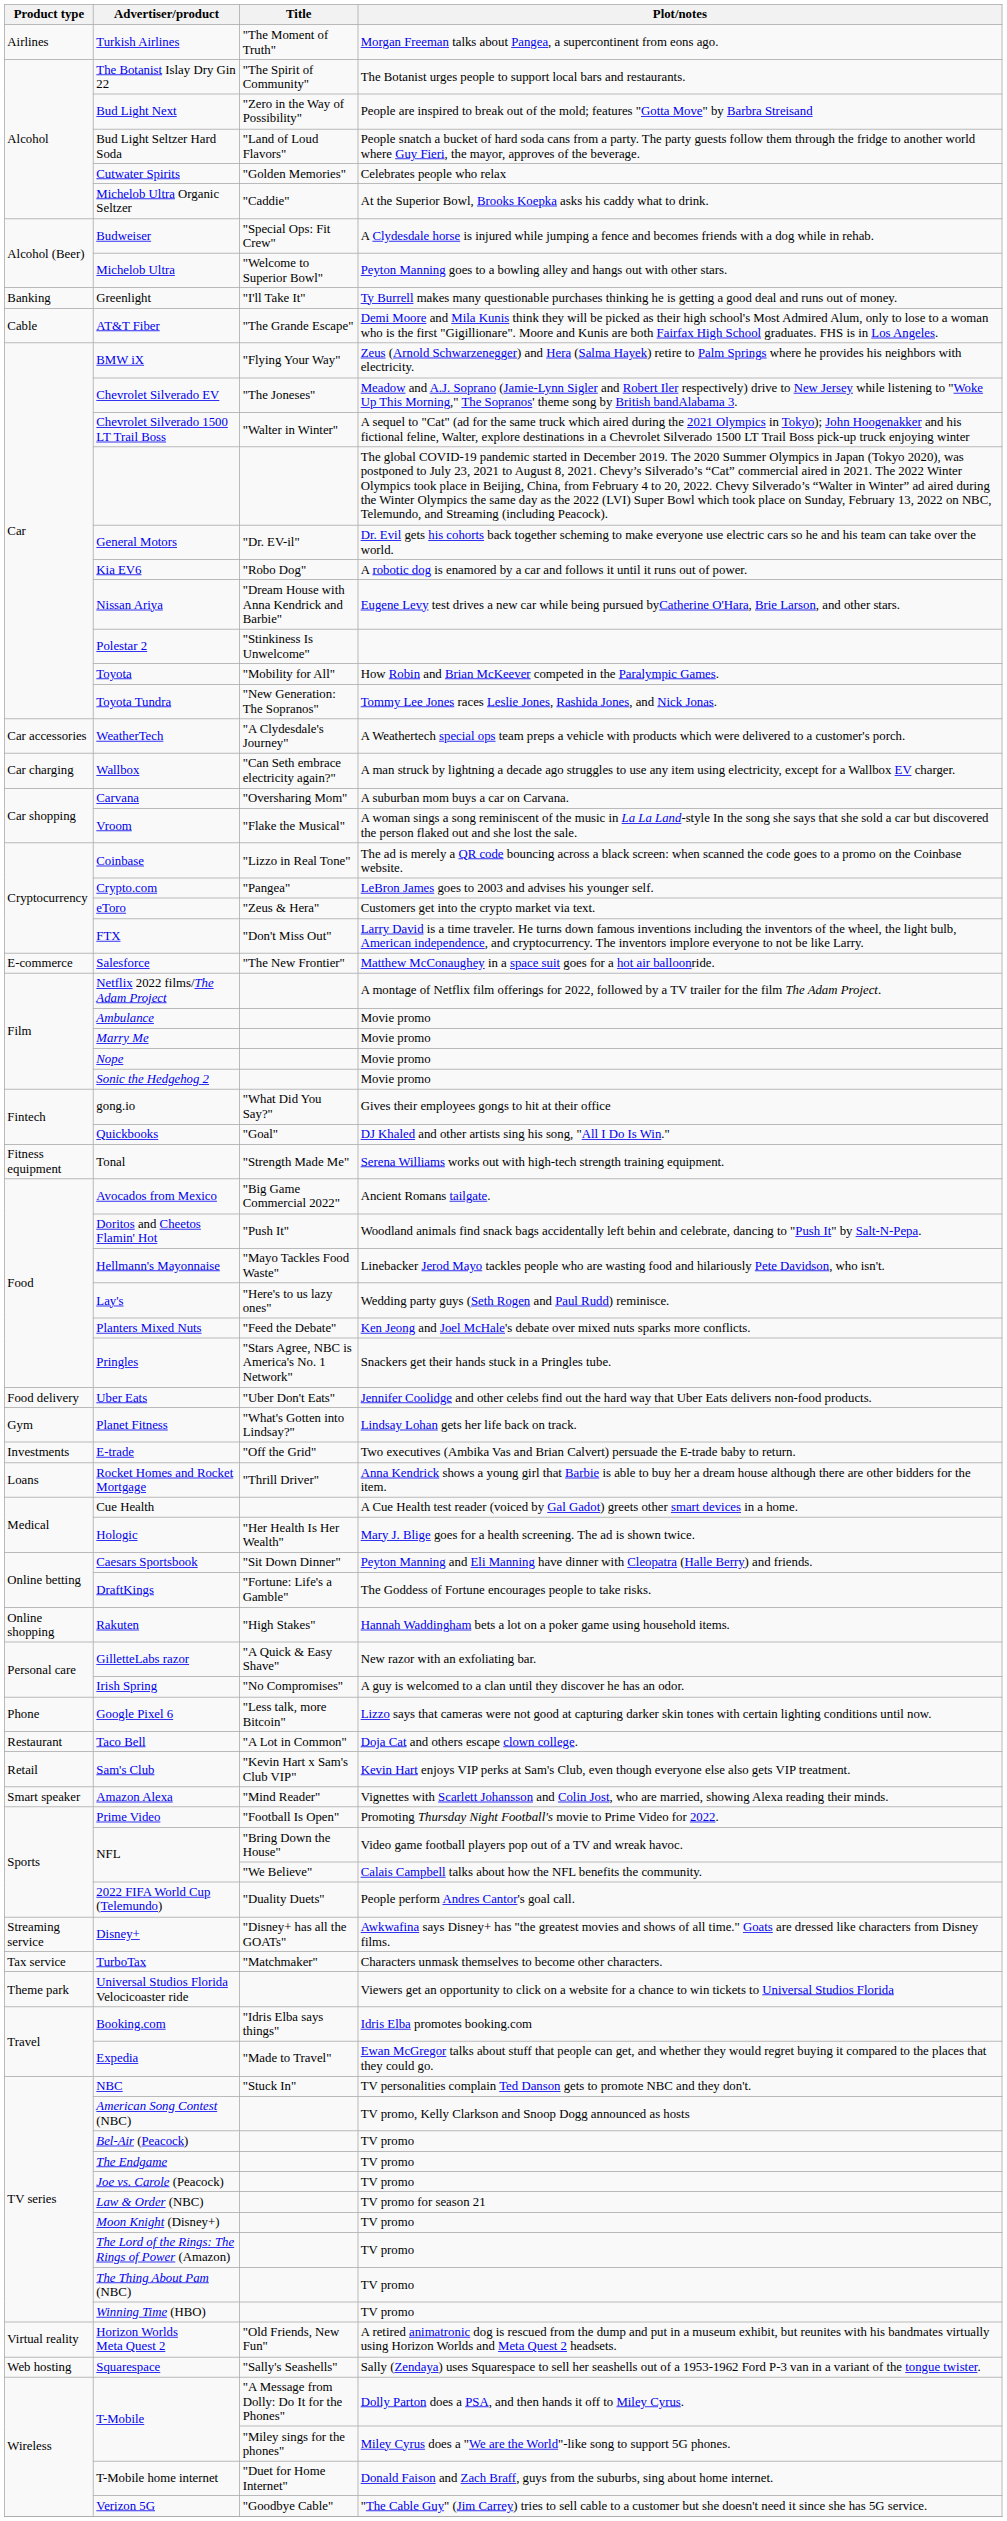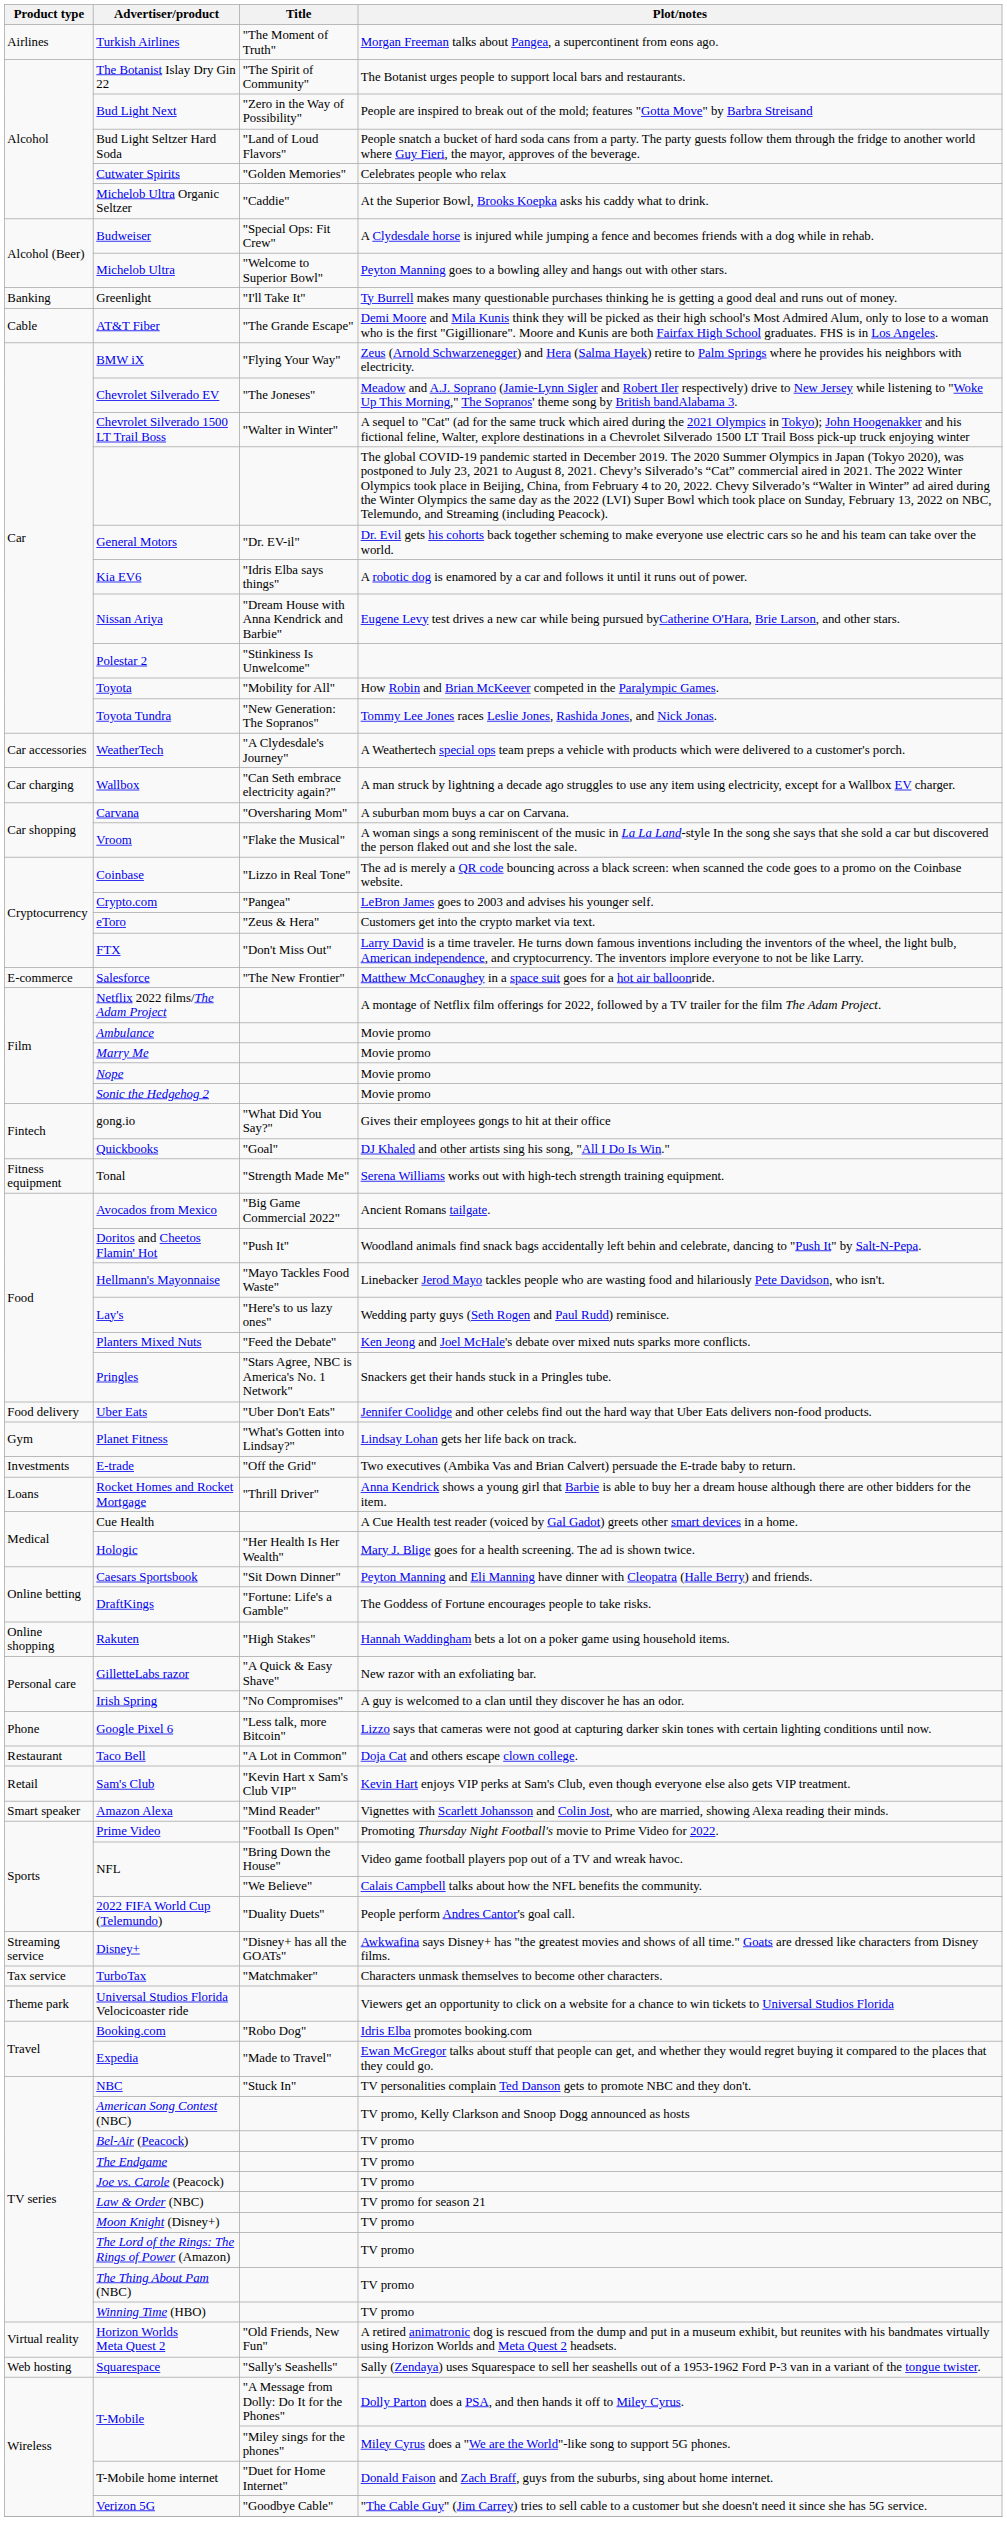(274, 569) "Robo Dog" -> (283, 577) "Idris Elba says things"
(283, 2024) "Idris Elba says things" -> (274, 2031) "Robo Dog"
